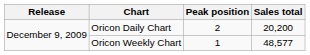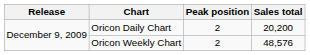(217, 43) 1 -> (217, 43) 2
(278, 43) 48,577 -> (278, 43) 48,576
